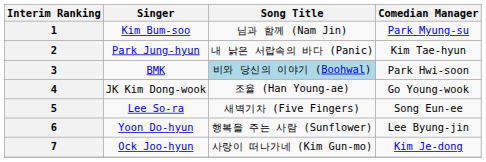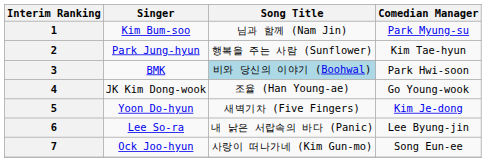(292, 50) 내 낡은 서랍속의 바다 (Panic) -> (292, 50) 행복을 주는 사람 (Sunflower)
(156, 108) Lee So-ra -> (156, 108) Yoon Do-hyun
(428, 108) Song Eun-ee -> (428, 108) Kim Je-dong
(156, 128) Yoon Do-hyun -> (156, 128) Lee So-ra
(292, 127) 행복을 주는 사람 (Sunflower) -> (292, 127) 내 낡은 서랍속의 바다 (Panic)
(428, 147) Kim Je-dong -> (428, 147) Song Eun-ee
